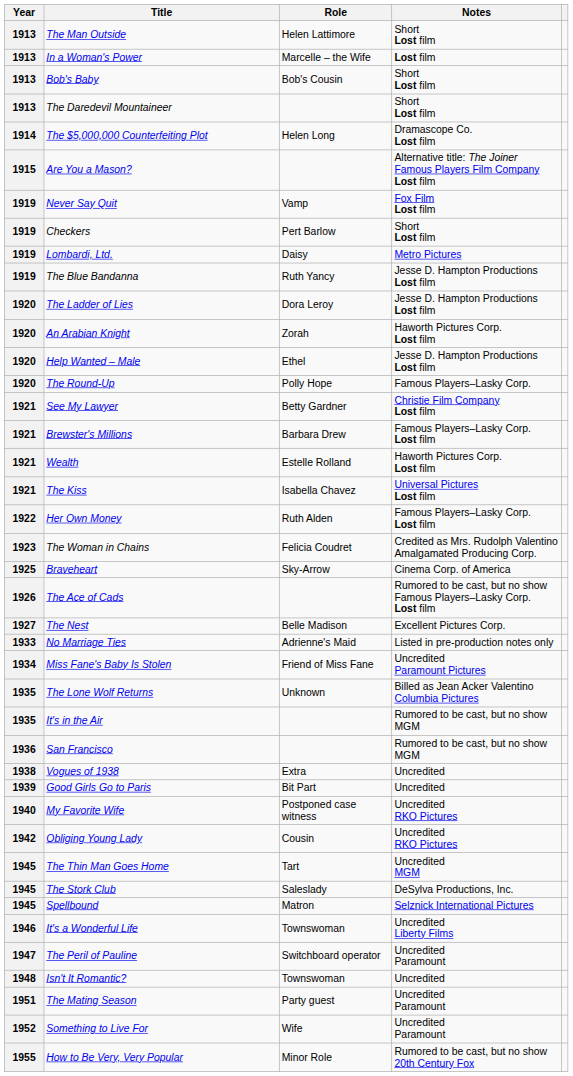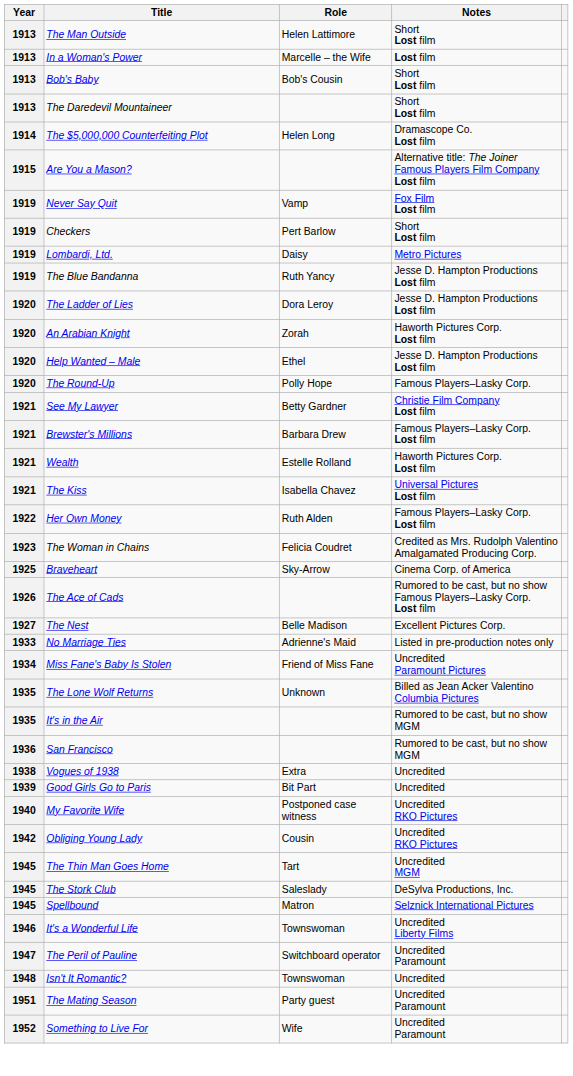- row: (115, 1057)
